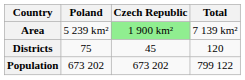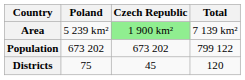rows swapped: (33, 65) <-> (33, 48)
